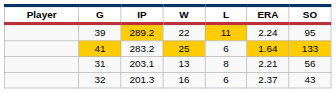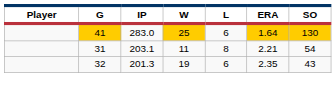- row: (100, 33)
(142, 48) 283.2 -> (142, 33) 283.0
(310, 48) 133 -> (310, 33) 130
(184, 64) 13 -> (184, 48) 11
(310, 64) 56 -> (310, 48) 54
(184, 80) 16 -> (184, 64) 19
(268, 80) 2.37 -> (268, 64) 2.35
